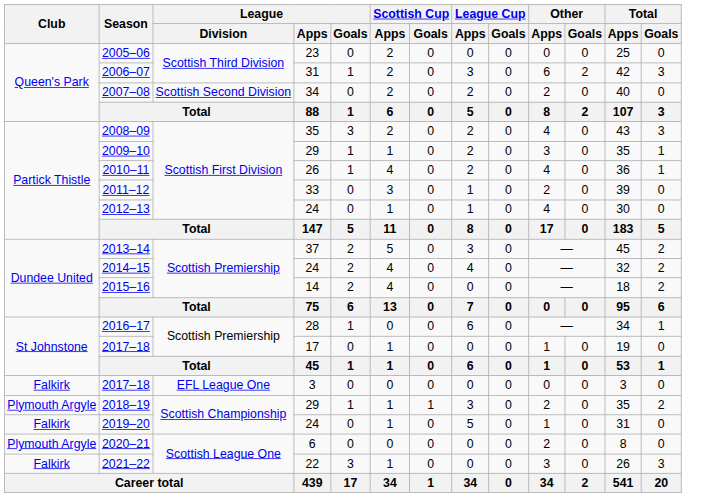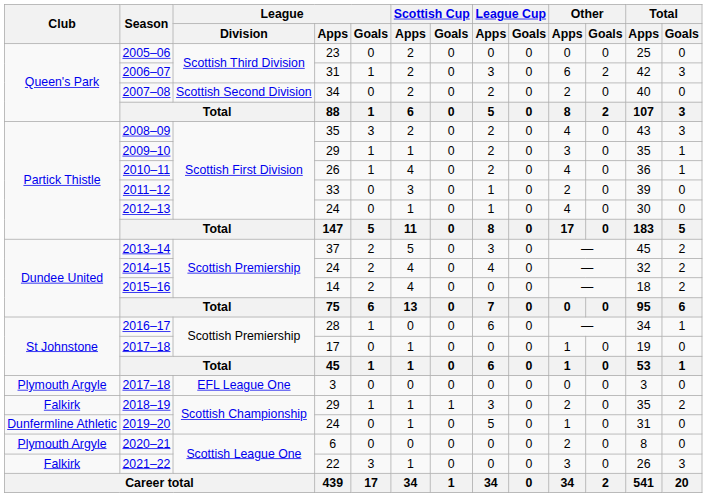(52, 385) Falkirk -> (62, 385) Plymouth Argyle
(52, 405) Plymouth Argyle -> (62, 405) Falkirk
(52, 424) Falkirk -> (62, 424) Dunfermline Athletic
